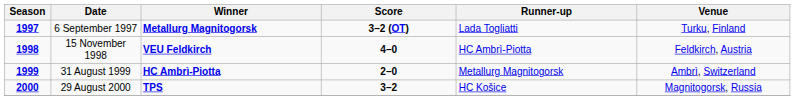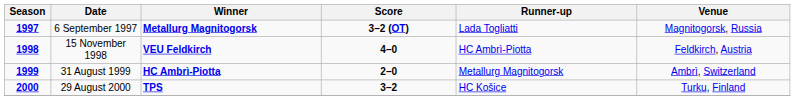(713, 28) Turku, Finland -> (713, 28) Magnitogorsk, Russia
(713, 87) Magnitogorsk, Russia -> (713, 87) Turku, Finland
